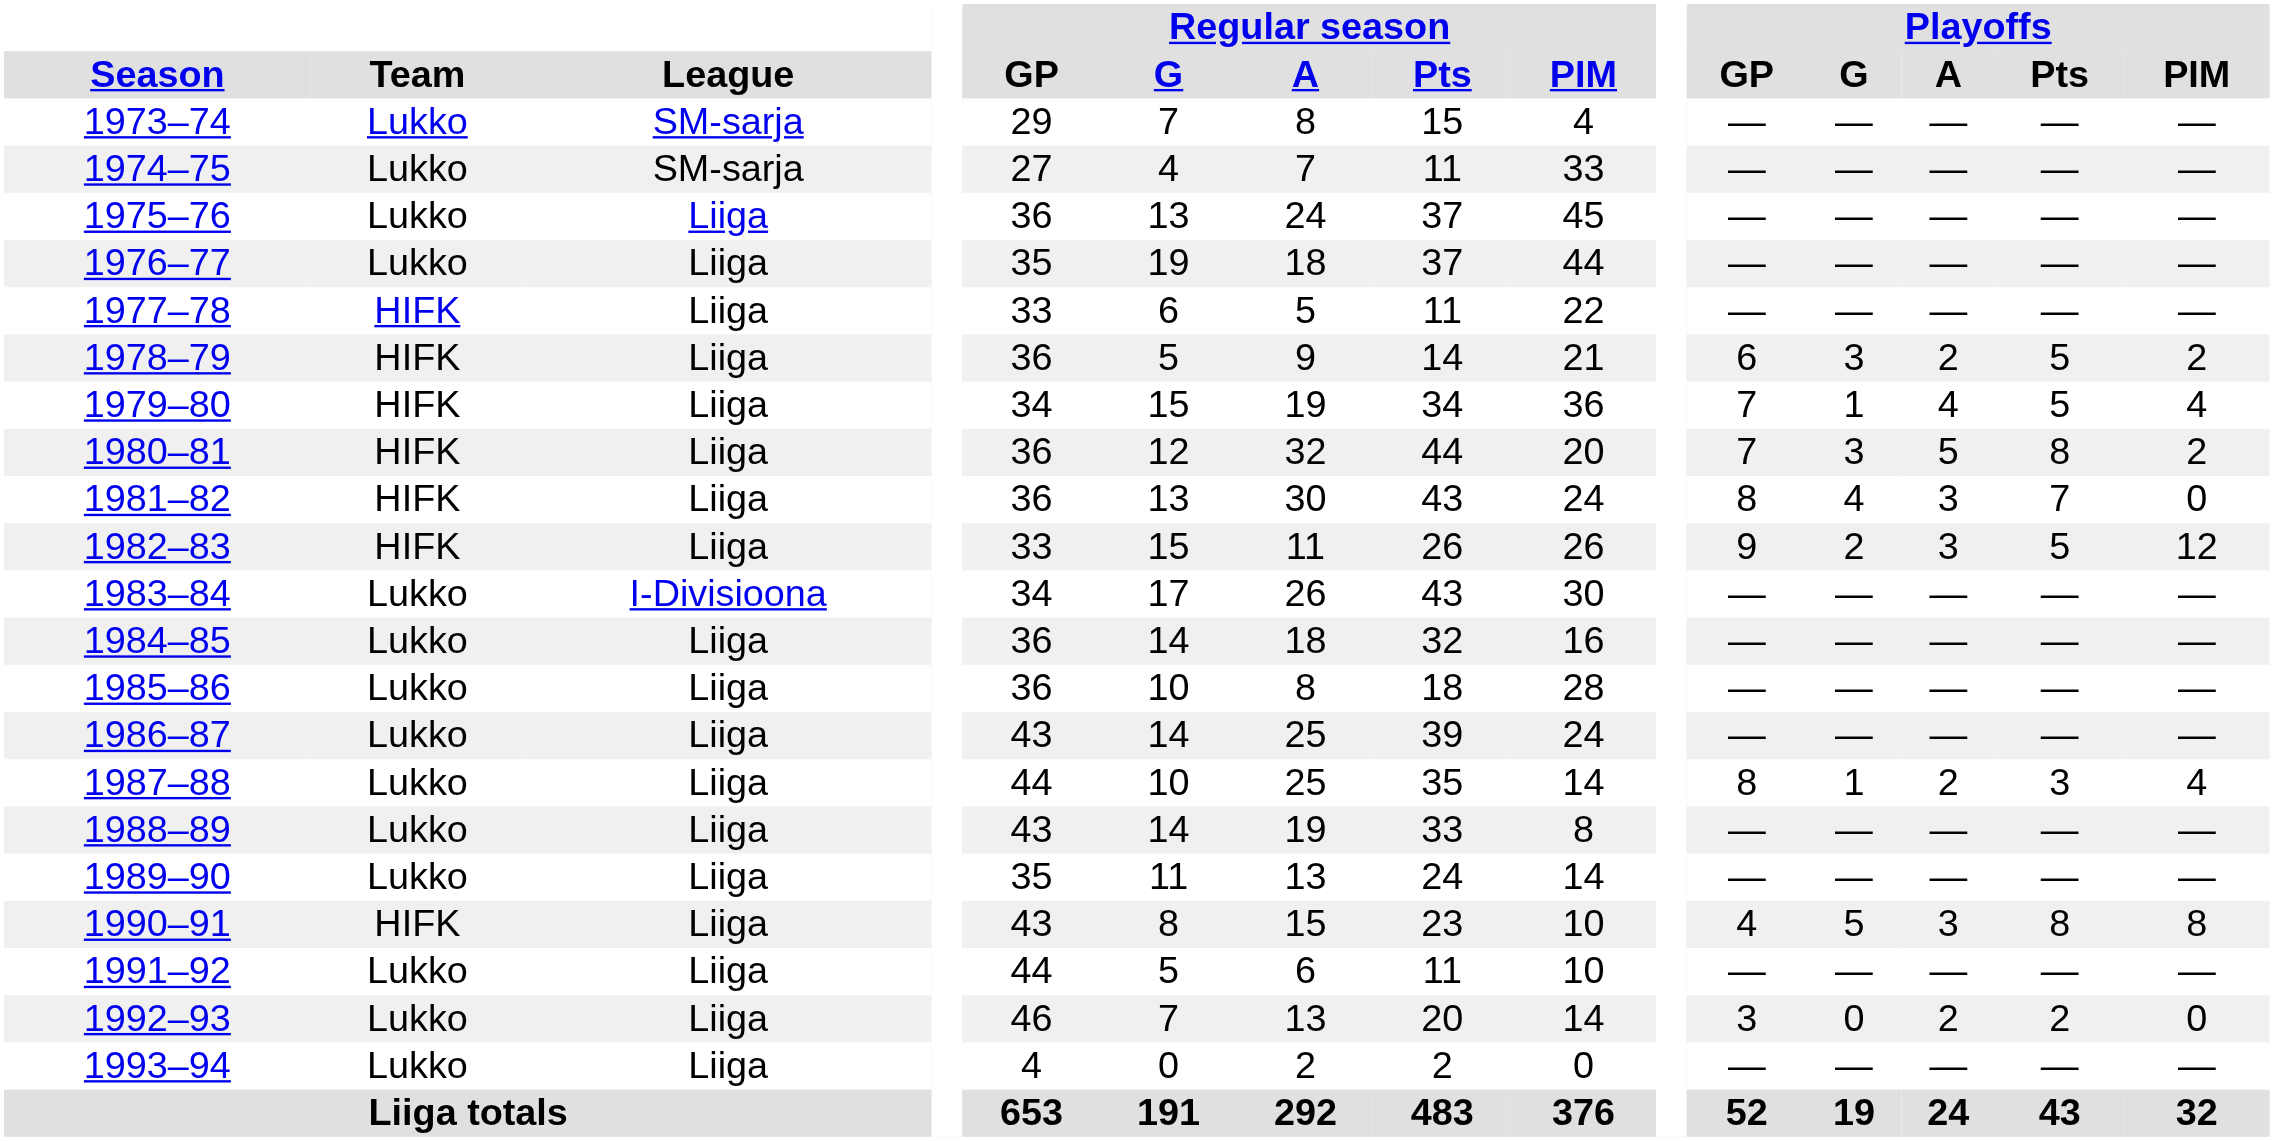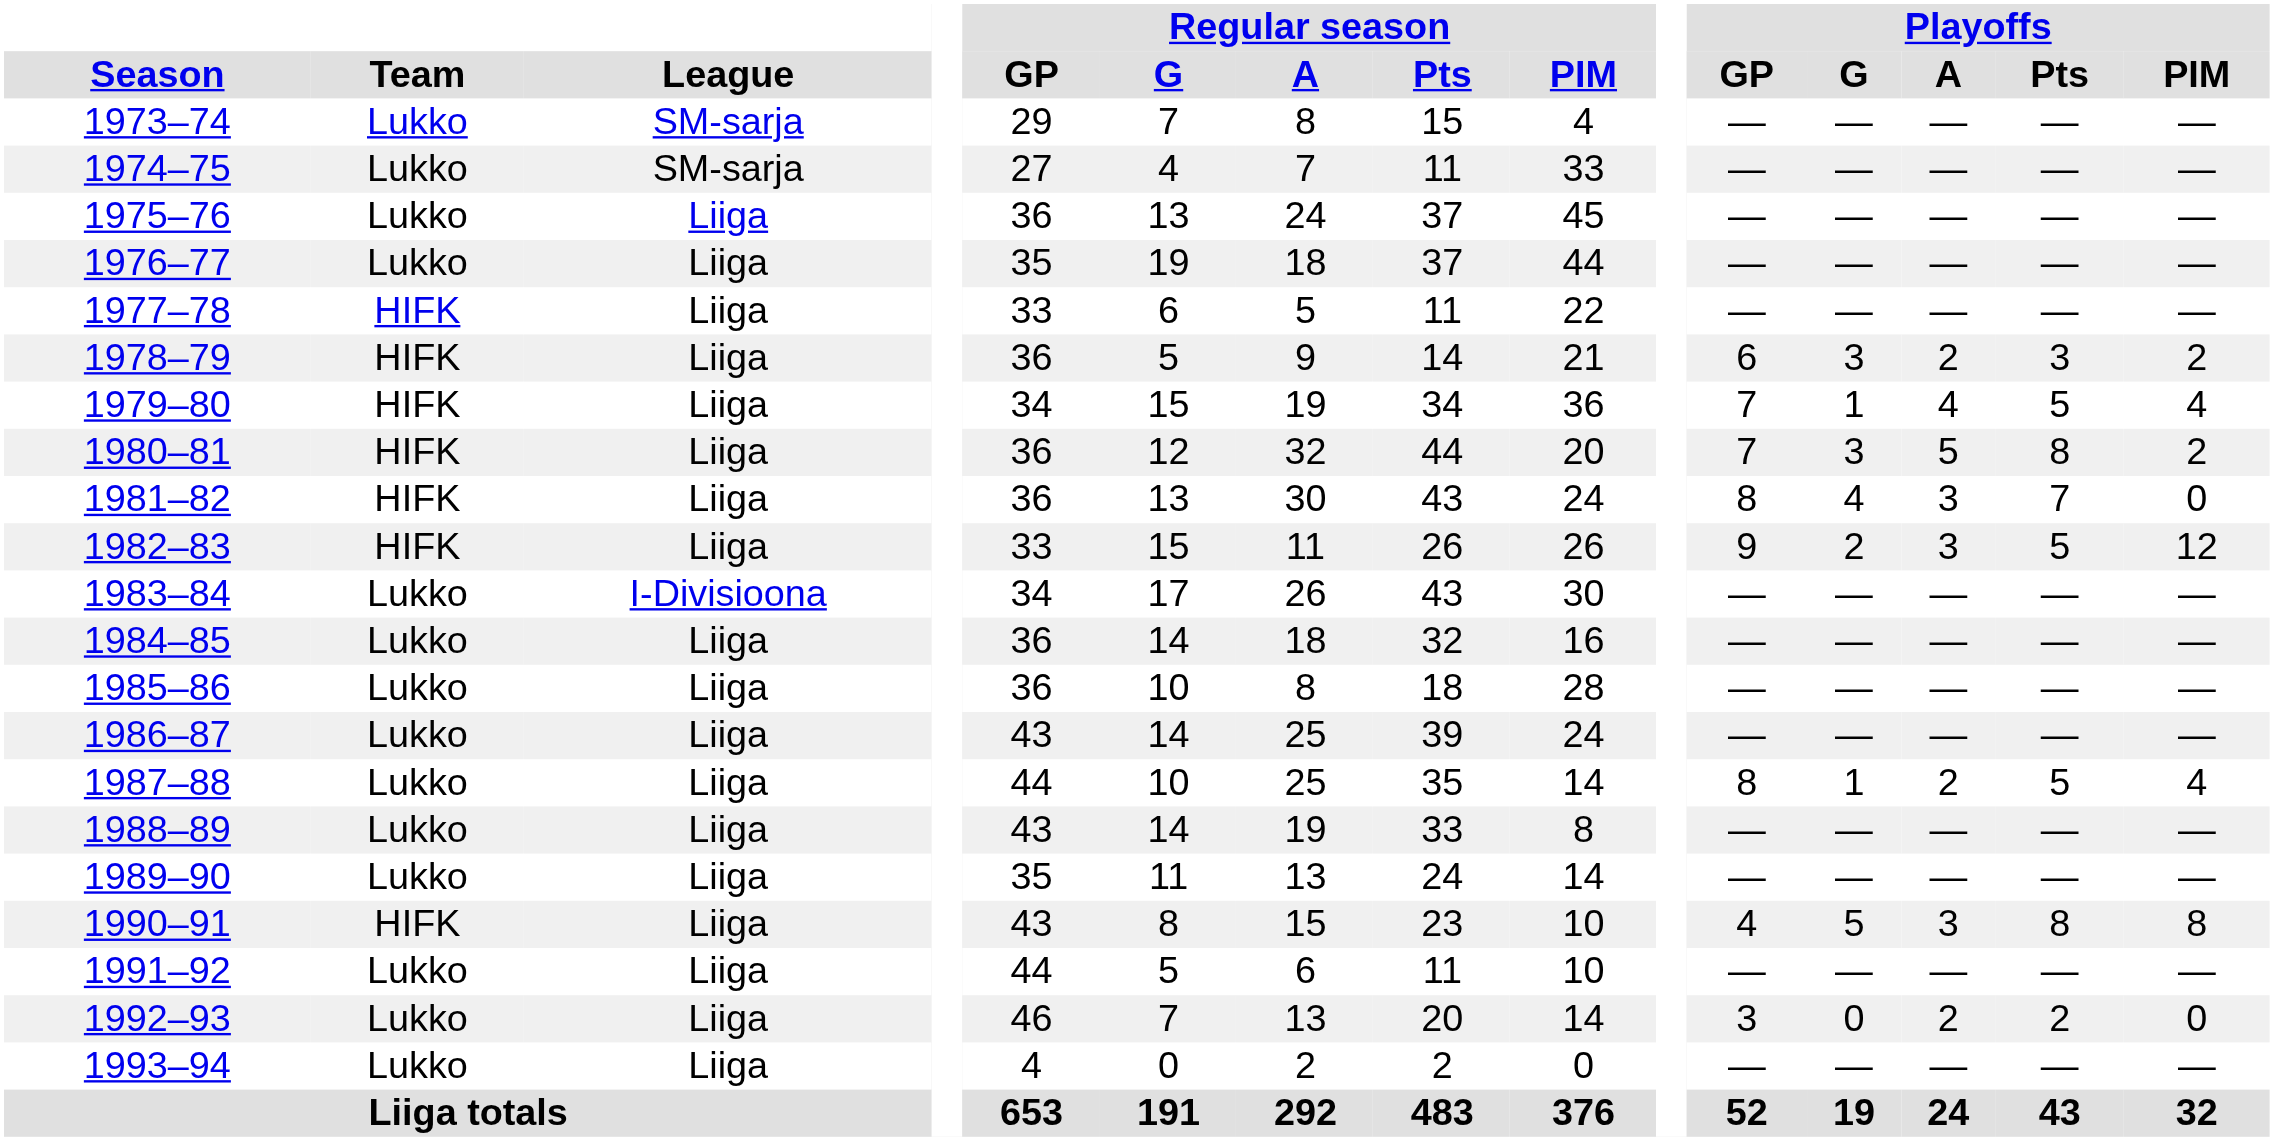(2060, 357) 5 -> (2060, 357) 3
(2060, 782) 3 -> (2060, 782) 5
